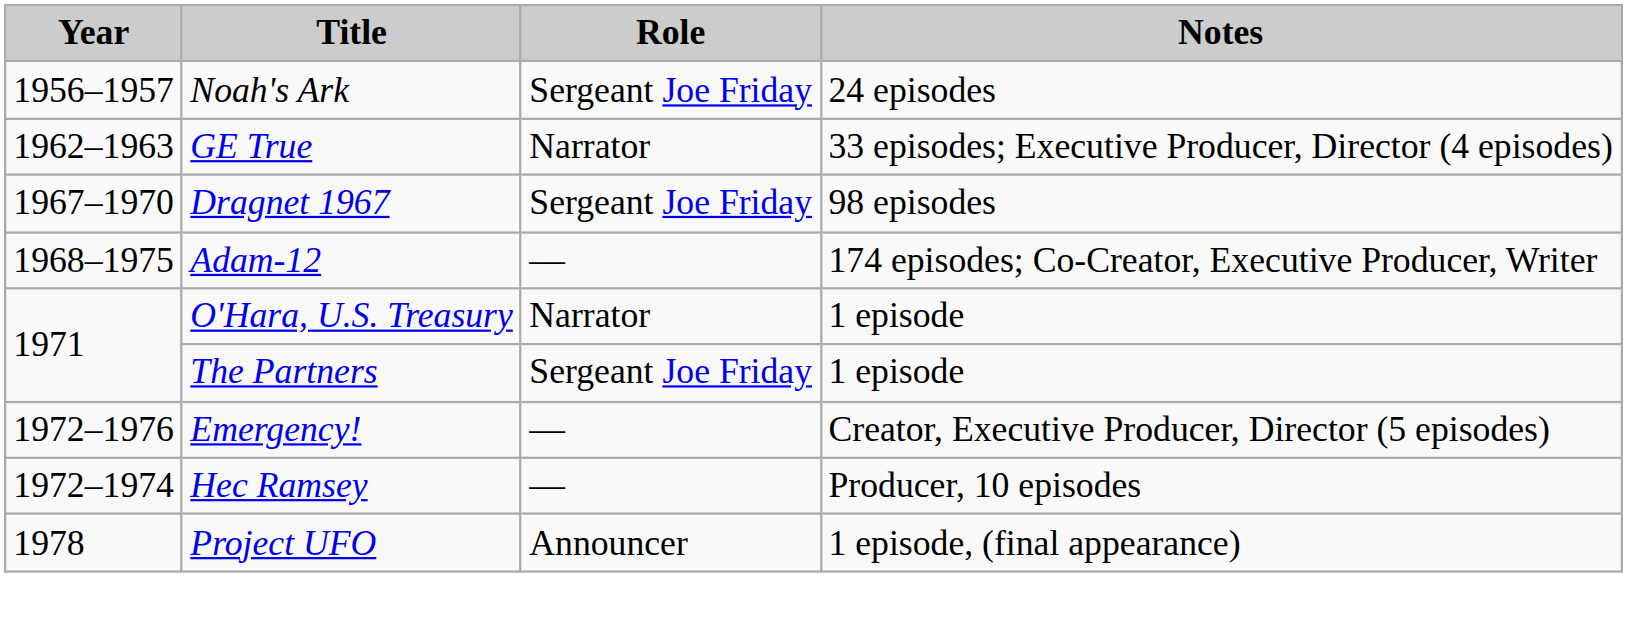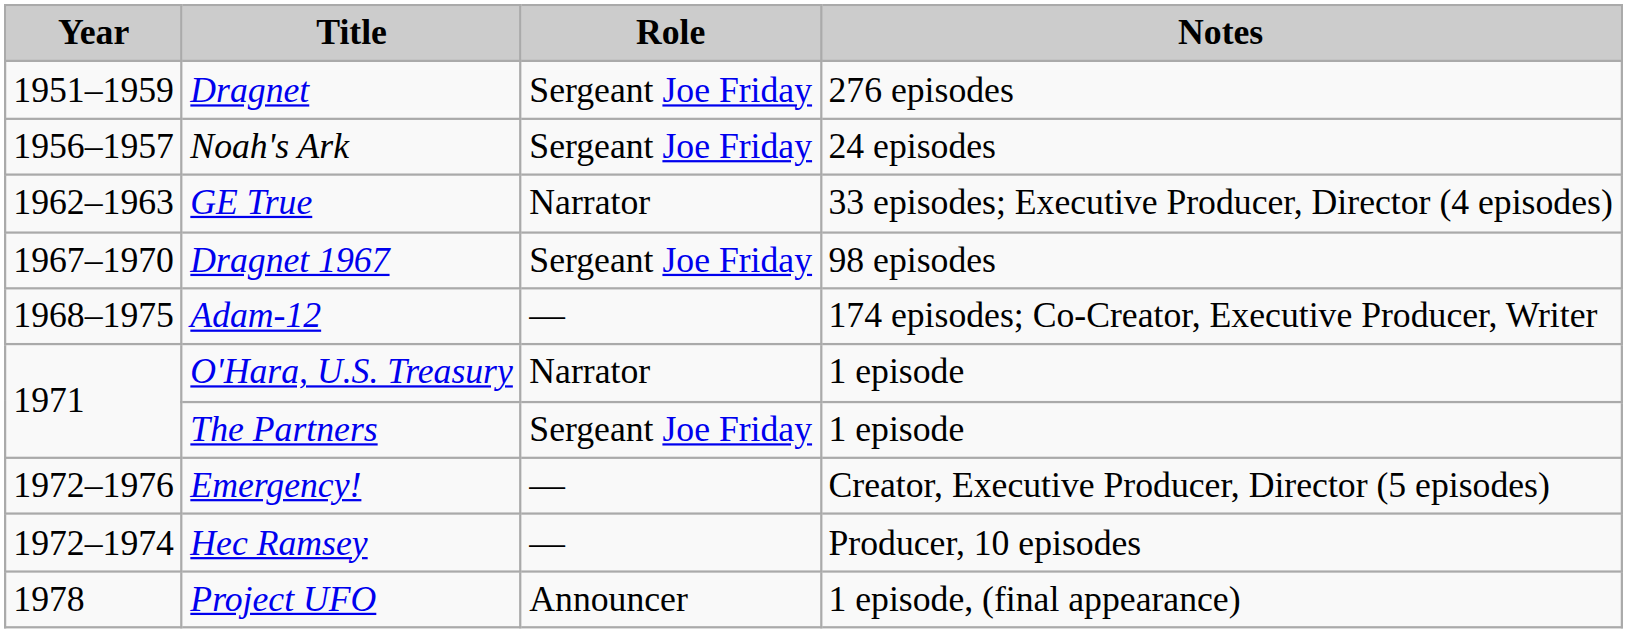+ row: (250, 89)
